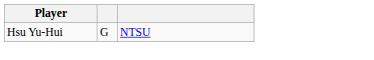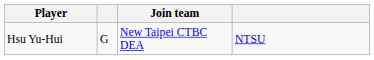+ column: (175, 13)
